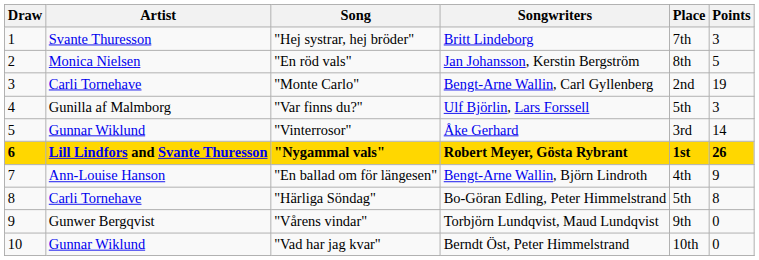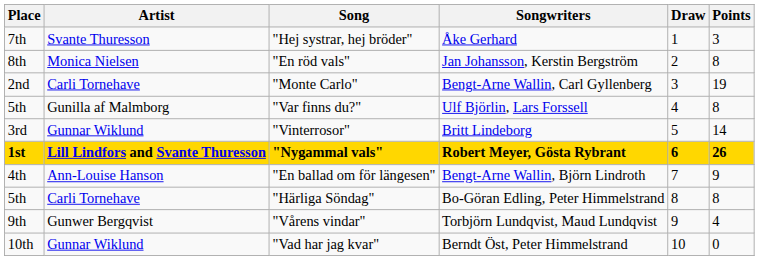columns swapped: (25, 15) <-> (689, 15)
(489, 38) Britt Lindeborg -> (480, 38) Åke Gerhard
(716, 61) 5 -> (716, 61) 8
(716, 107) 3 -> (716, 107) 8
(481, 130) Åke Gerhard -> (487, 130) Britt Lindeborg
(716, 221) 0 -> (716, 221) 4
